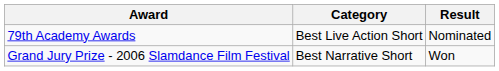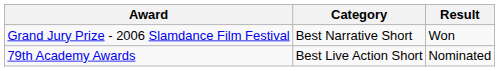rows swapped: (149, 55) <-> (71, 35)
